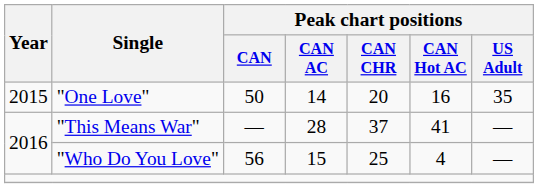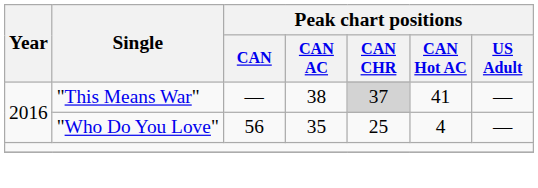- row: (103, 96)
(316, 127) 28 -> (316, 96) 38
(378, 127) no background -> (378, 96) lightgrey background
(316, 158) 15 -> (316, 127) 35
